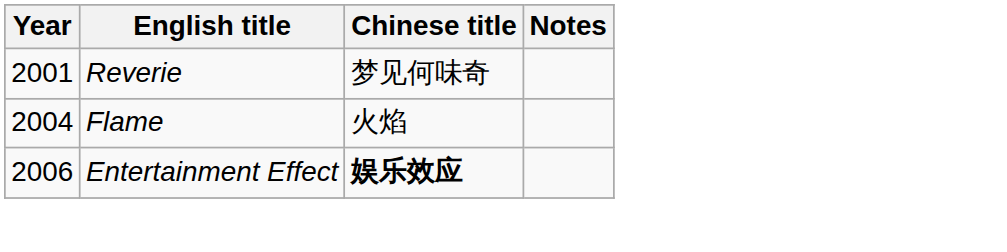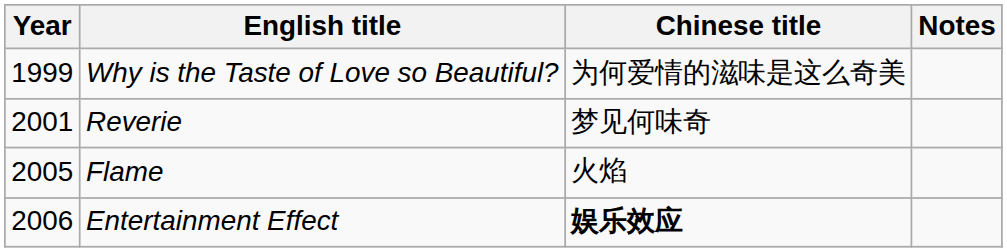+ row: (322, 73)
(42, 122) 2004 -> (42, 172) 2005
